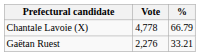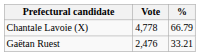(146, 43) 2,276 -> (146, 43) 2,476
